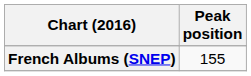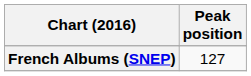(213, 58) 155 -> (213, 58) 127
